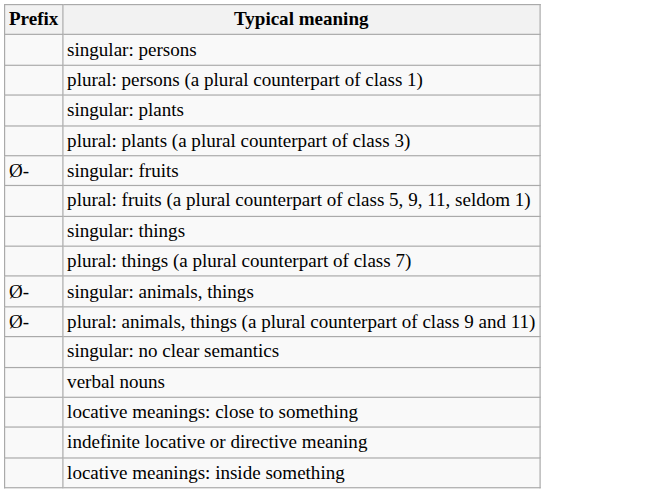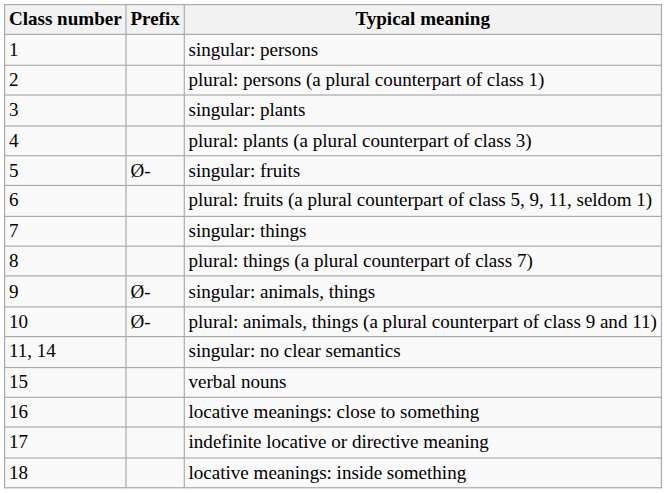+ column: (65, 19)
